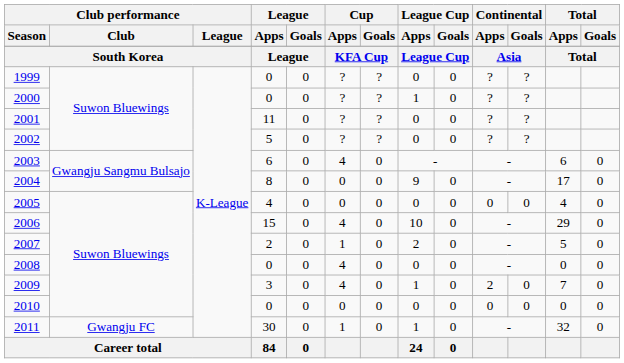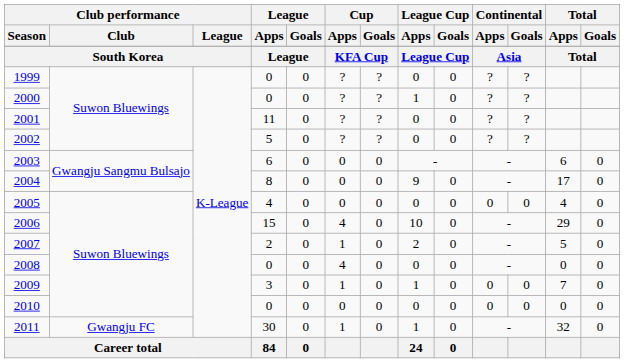(342, 160) 4 -> (342, 160) 0
(342, 285) 4 -> (342, 285) 1
(490, 285) 2 -> (490, 285) 0
